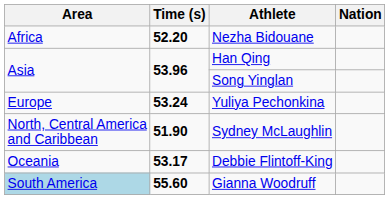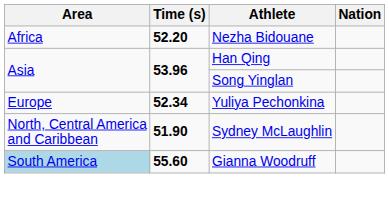(170, 102) 53.24 -> (170, 102) 52.34
- row: (272, 161)
